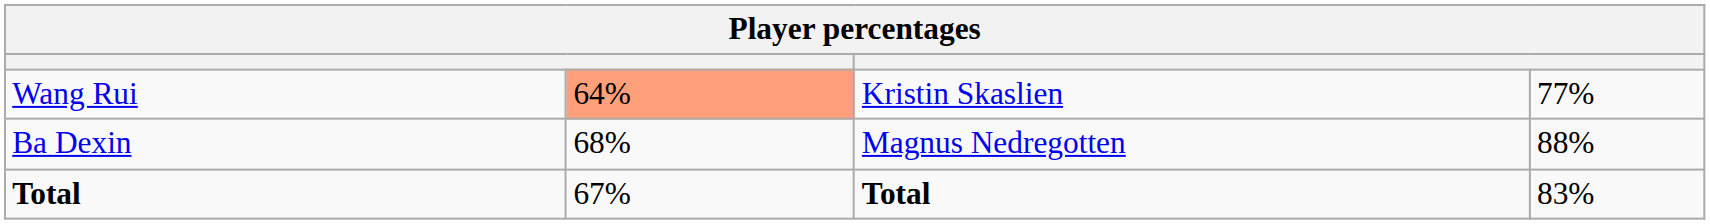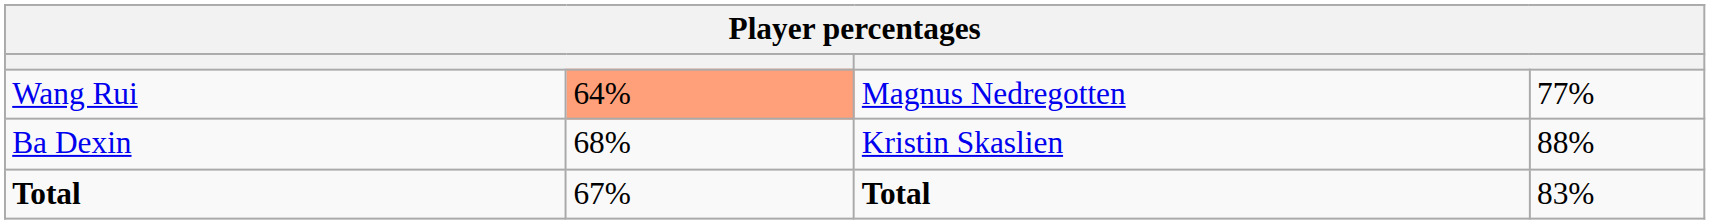(962, 93) Kristin Skaslien -> (994, 93) Magnus Nedregotten
(994, 143) Magnus Nedregotten -> (962, 143) Kristin Skaslien
